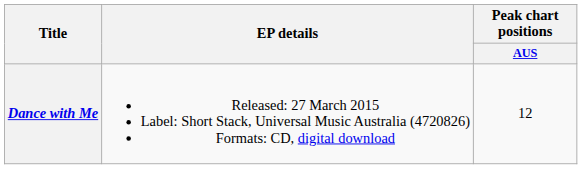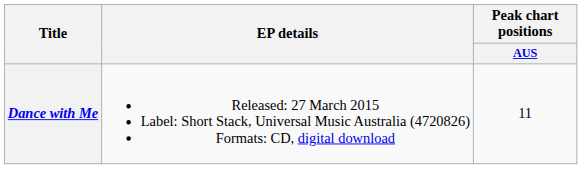(525, 113) 12 -> (525, 113) 11
